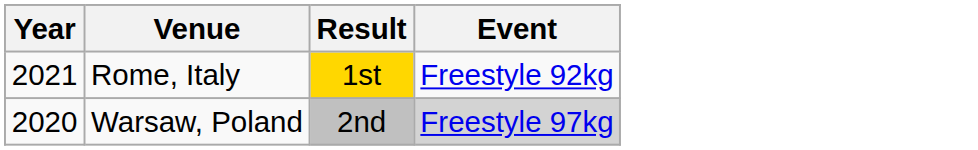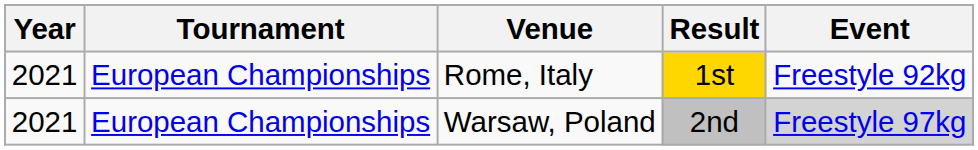+ column: (261, 28)
(45, 122) 2020 -> (45, 122) 2021
